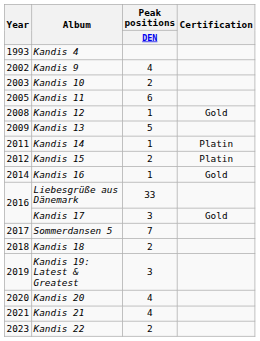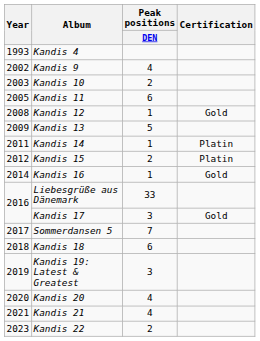(150, 246) 2 -> (150, 246) 6
